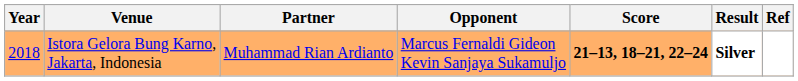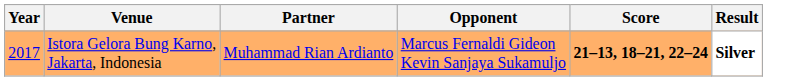- column: (778, 17)
(24, 53) 2018 -> (24, 53) 2017
